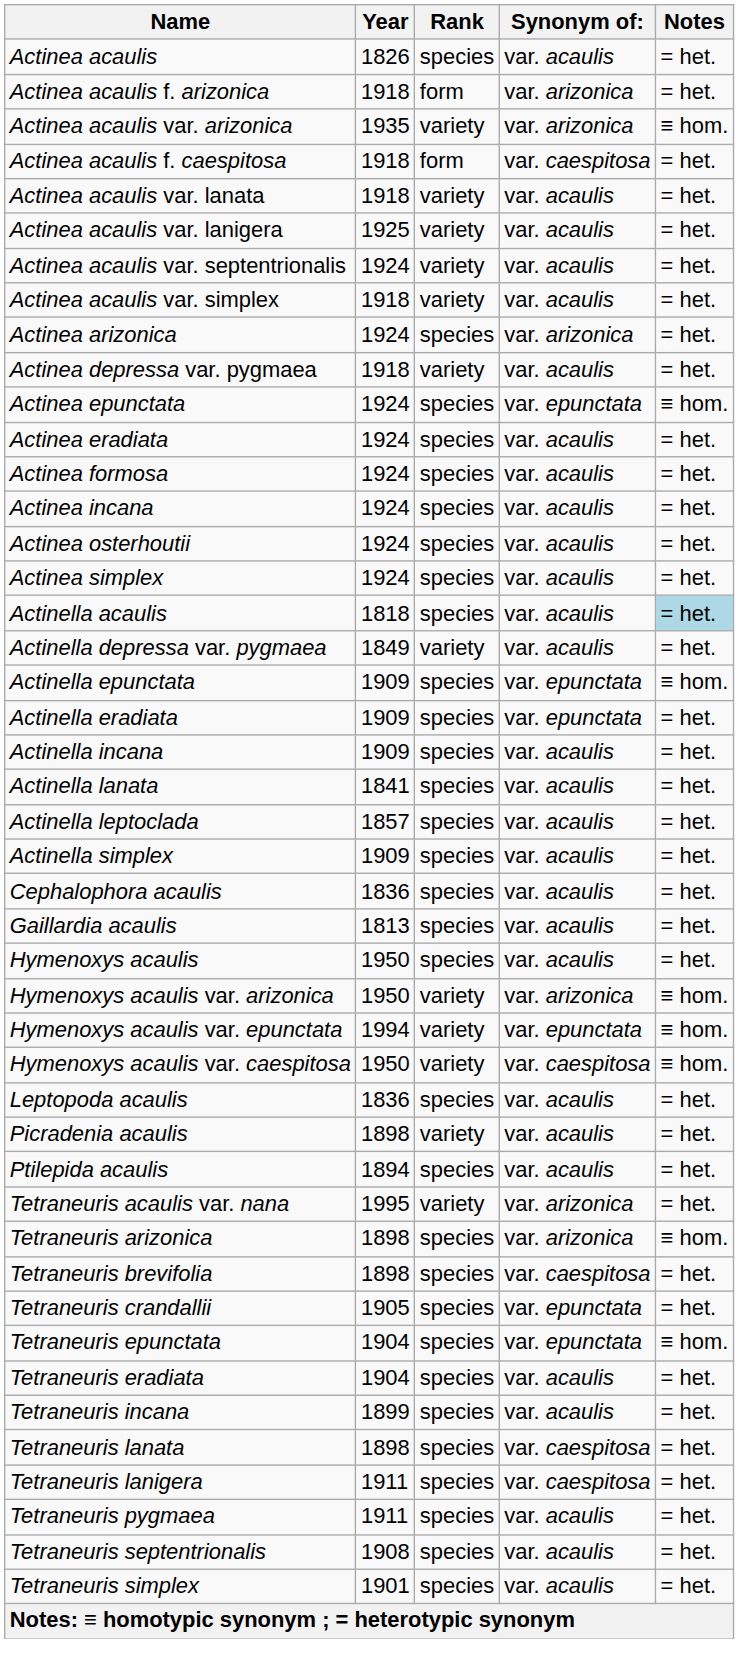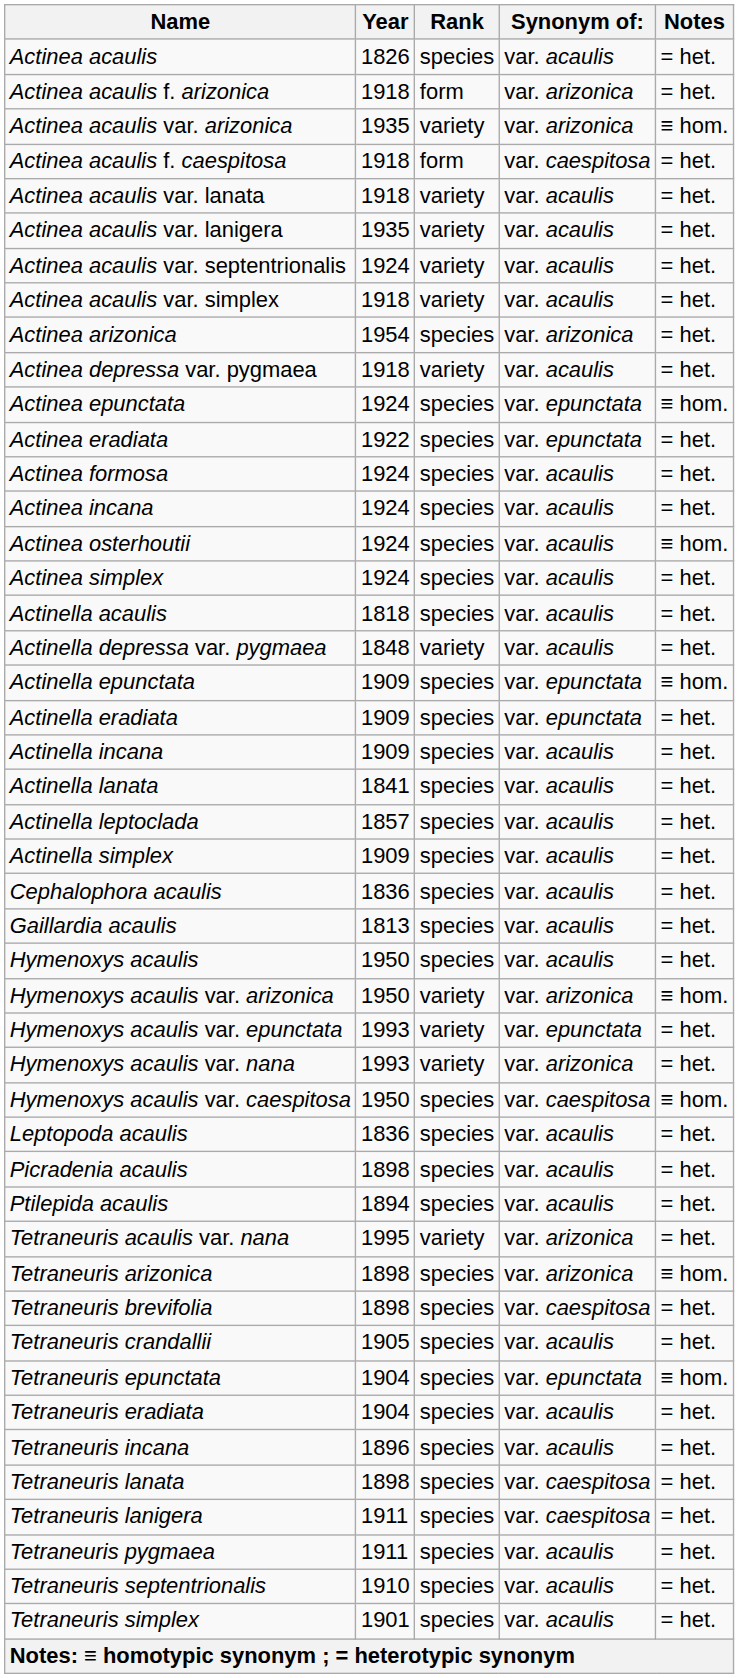(385, 230) 1925 -> (385, 230) 1935
(385, 334) 1924 -> (385, 334) 1954
(385, 439) 1924 -> (385, 439) 1922
(559, 439) var. acaulis -> (573, 439) var. epunctata
(688, 543) = het. -> (694, 543) ≡ hom.
(688, 612) lightblue background -> (688, 612) no background
(385, 647) 1849 -> (385, 647) 1848
(385, 1030) 1994 -> (385, 1030) 1993
(694, 1030) ≡ hom. -> (688, 1030) = het.
+ row: (152, 1064)
(452, 1064) variety -> (457, 1099) species
(452, 1134) variety -> (457, 1169) species
(573, 1308) var. epunctata -> (559, 1342) var. acaulis
(385, 1412) 1899 -> (385, 1447) 1896
(385, 1551) 1908 -> (385, 1586) 1910
